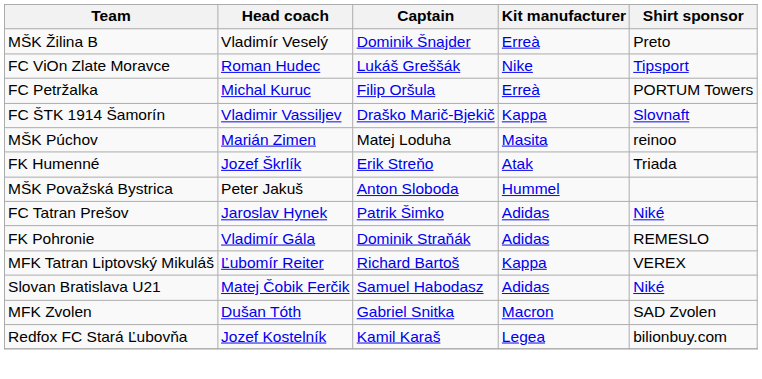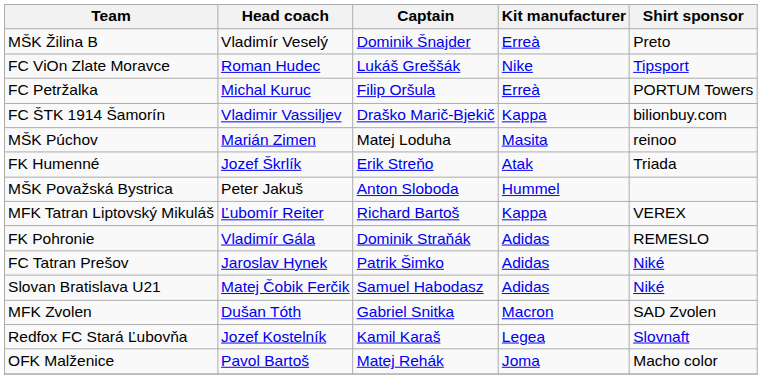(661, 115) Slovnaft -> (680, 115) bilionbuy.com
rows swapped: (68, 213) <-> (111, 262)
(680, 336) bilionbuy.com -> (661, 336) Slovnaft
+ row: (61, 361)
